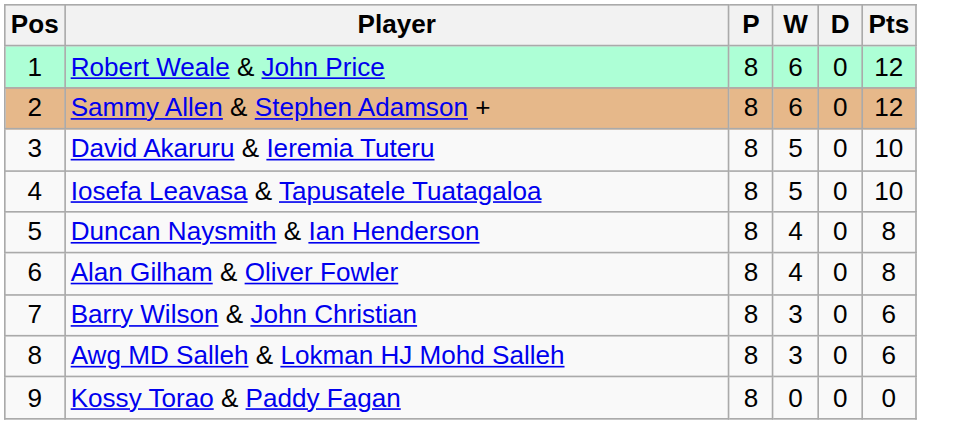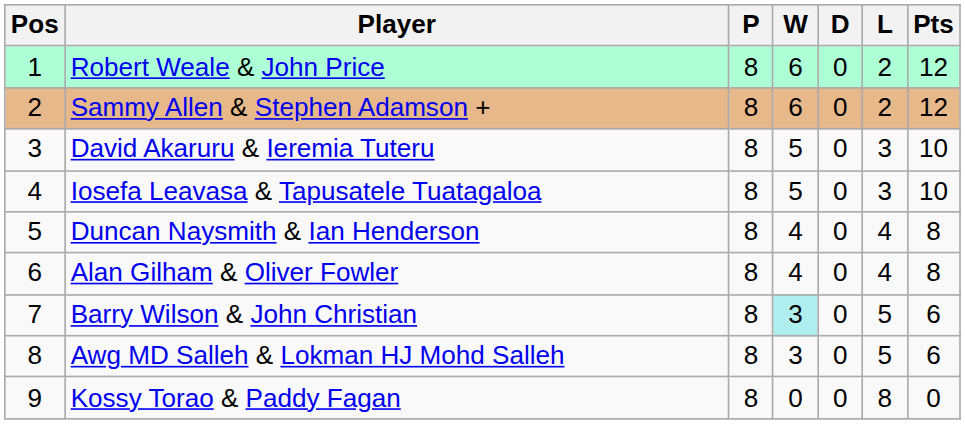+ column: (885, 25)
(796, 314) no background -> (796, 314) paleturquoise background
